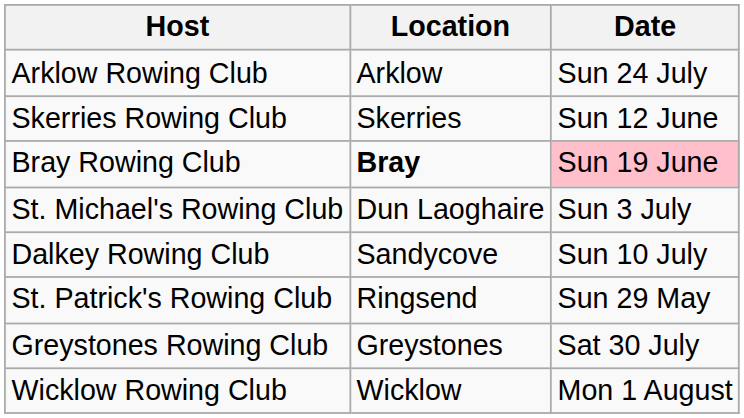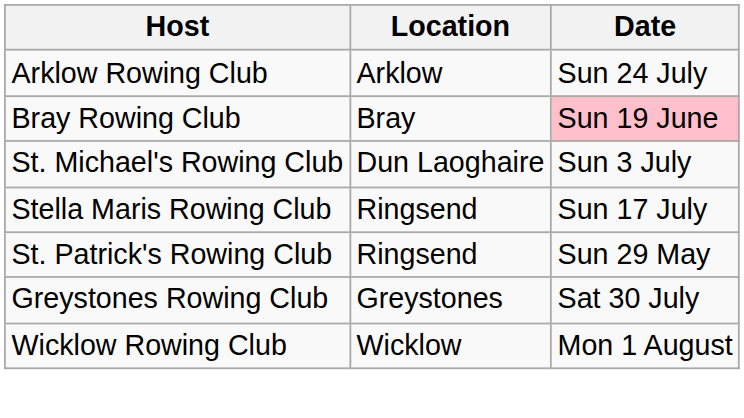- row: (149, 118)
(388, 163) bold -> (386, 118) normal
- row: (140, 254)
+ row: (171, 208)
